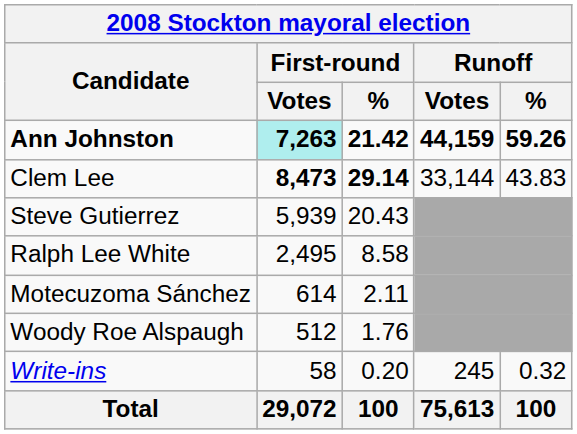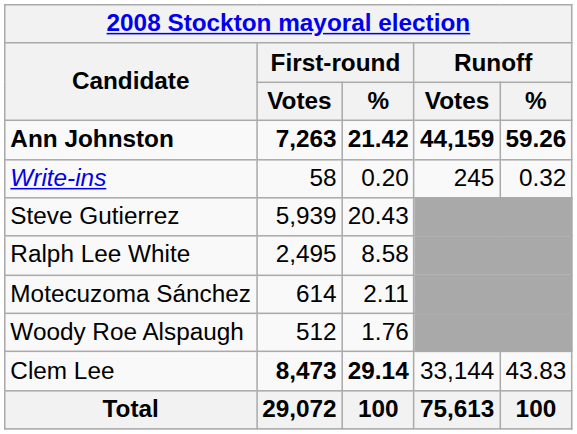(306, 139) paleturquoise background -> (306, 139) no background
rows swapped: (62, 178) <-> (58, 370)
